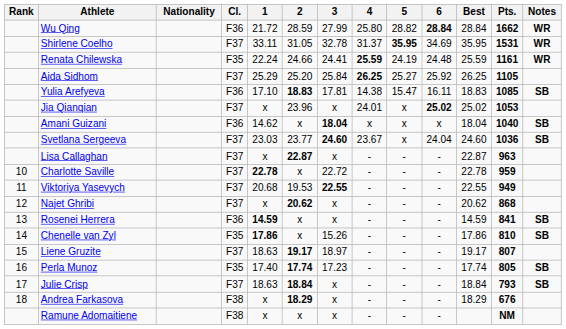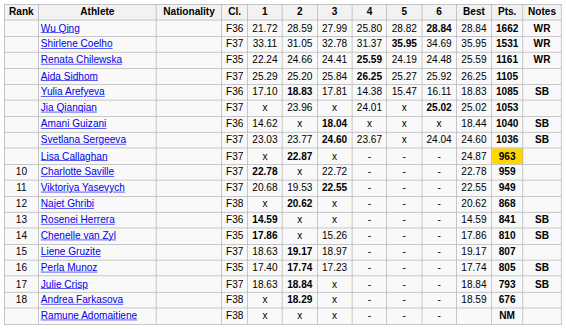(474, 124) 18.04 -> (474, 124) 18.44
(474, 156) 22.87 -> (474, 156) 24.87
(507, 156) no background -> (507, 156) gold background
(235, 204) F37 -> (235, 204) F38
(474, 300) 18.29 -> (474, 300) 18.59
